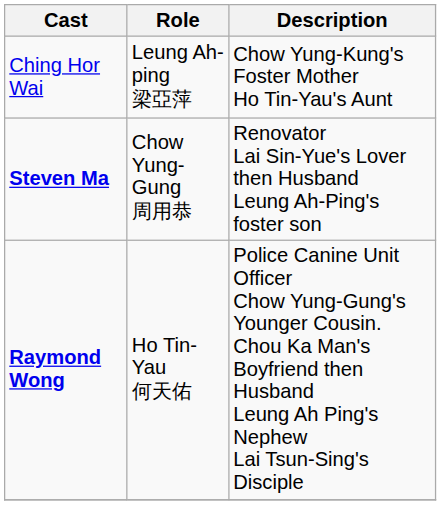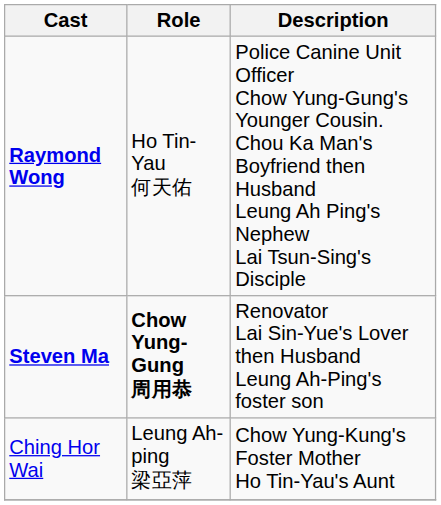rows swapped: (55, 77) <-> (55, 369)
(162, 177) normal -> (162, 355) bold
